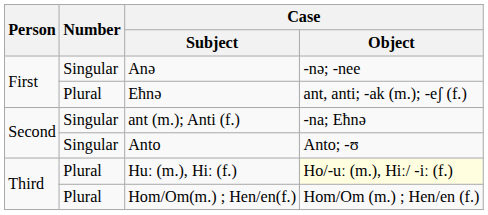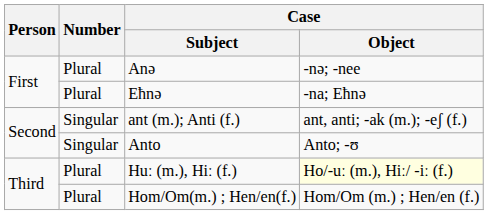(91, 68) Singular -> (83, 68) Plural
(385, 94) ant, anti; -ak (m.); -eʃ (f.) -> (335, 94) -na; Eħnǝ
(335, 119) -na; Eħnǝ -> (385, 119) ant, anti; -ak (m.); -eʃ (f.)
